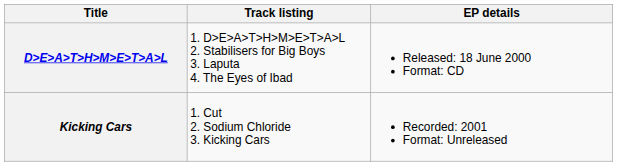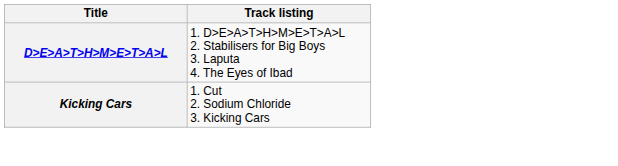- column: (492, 13)
